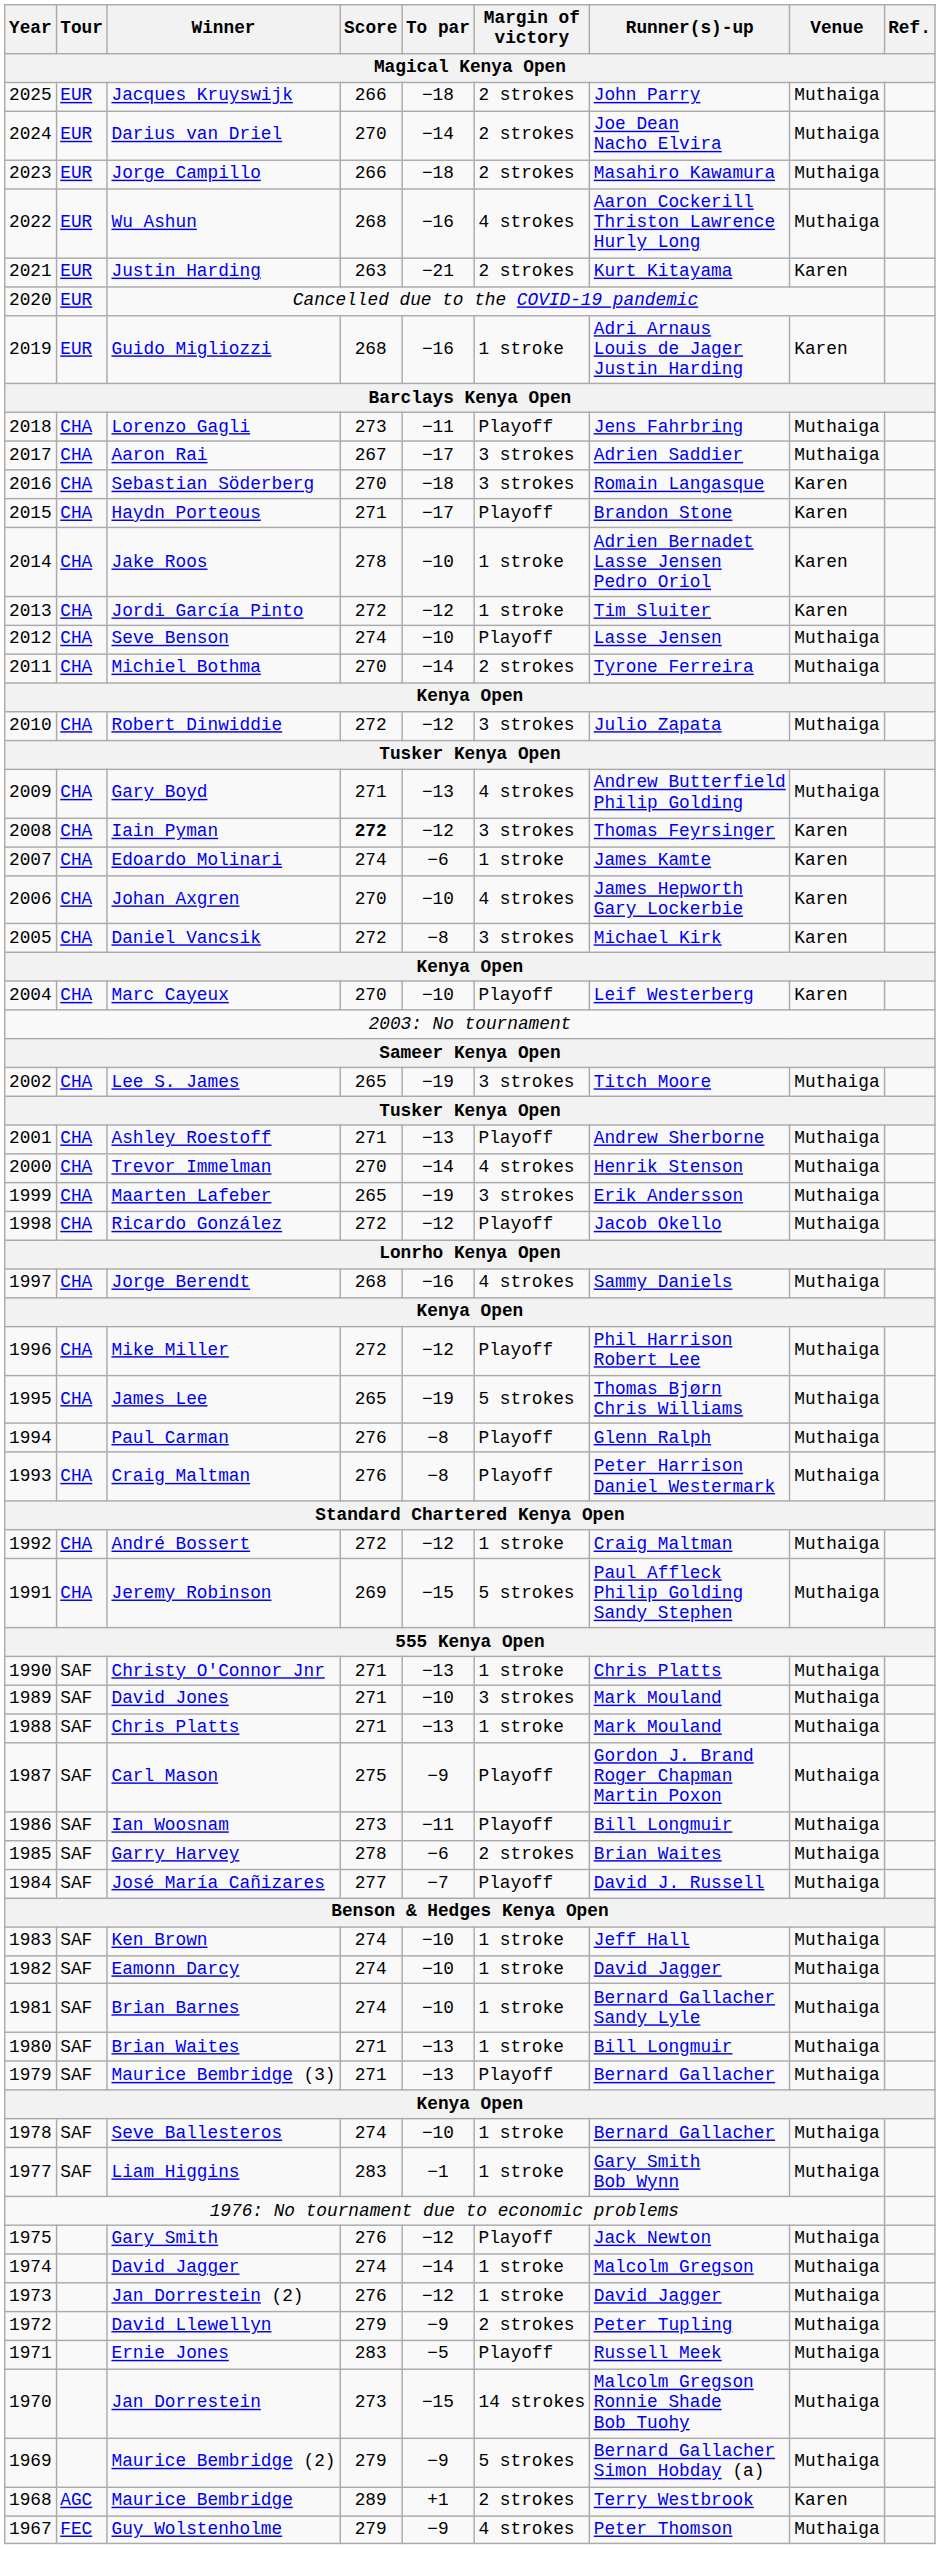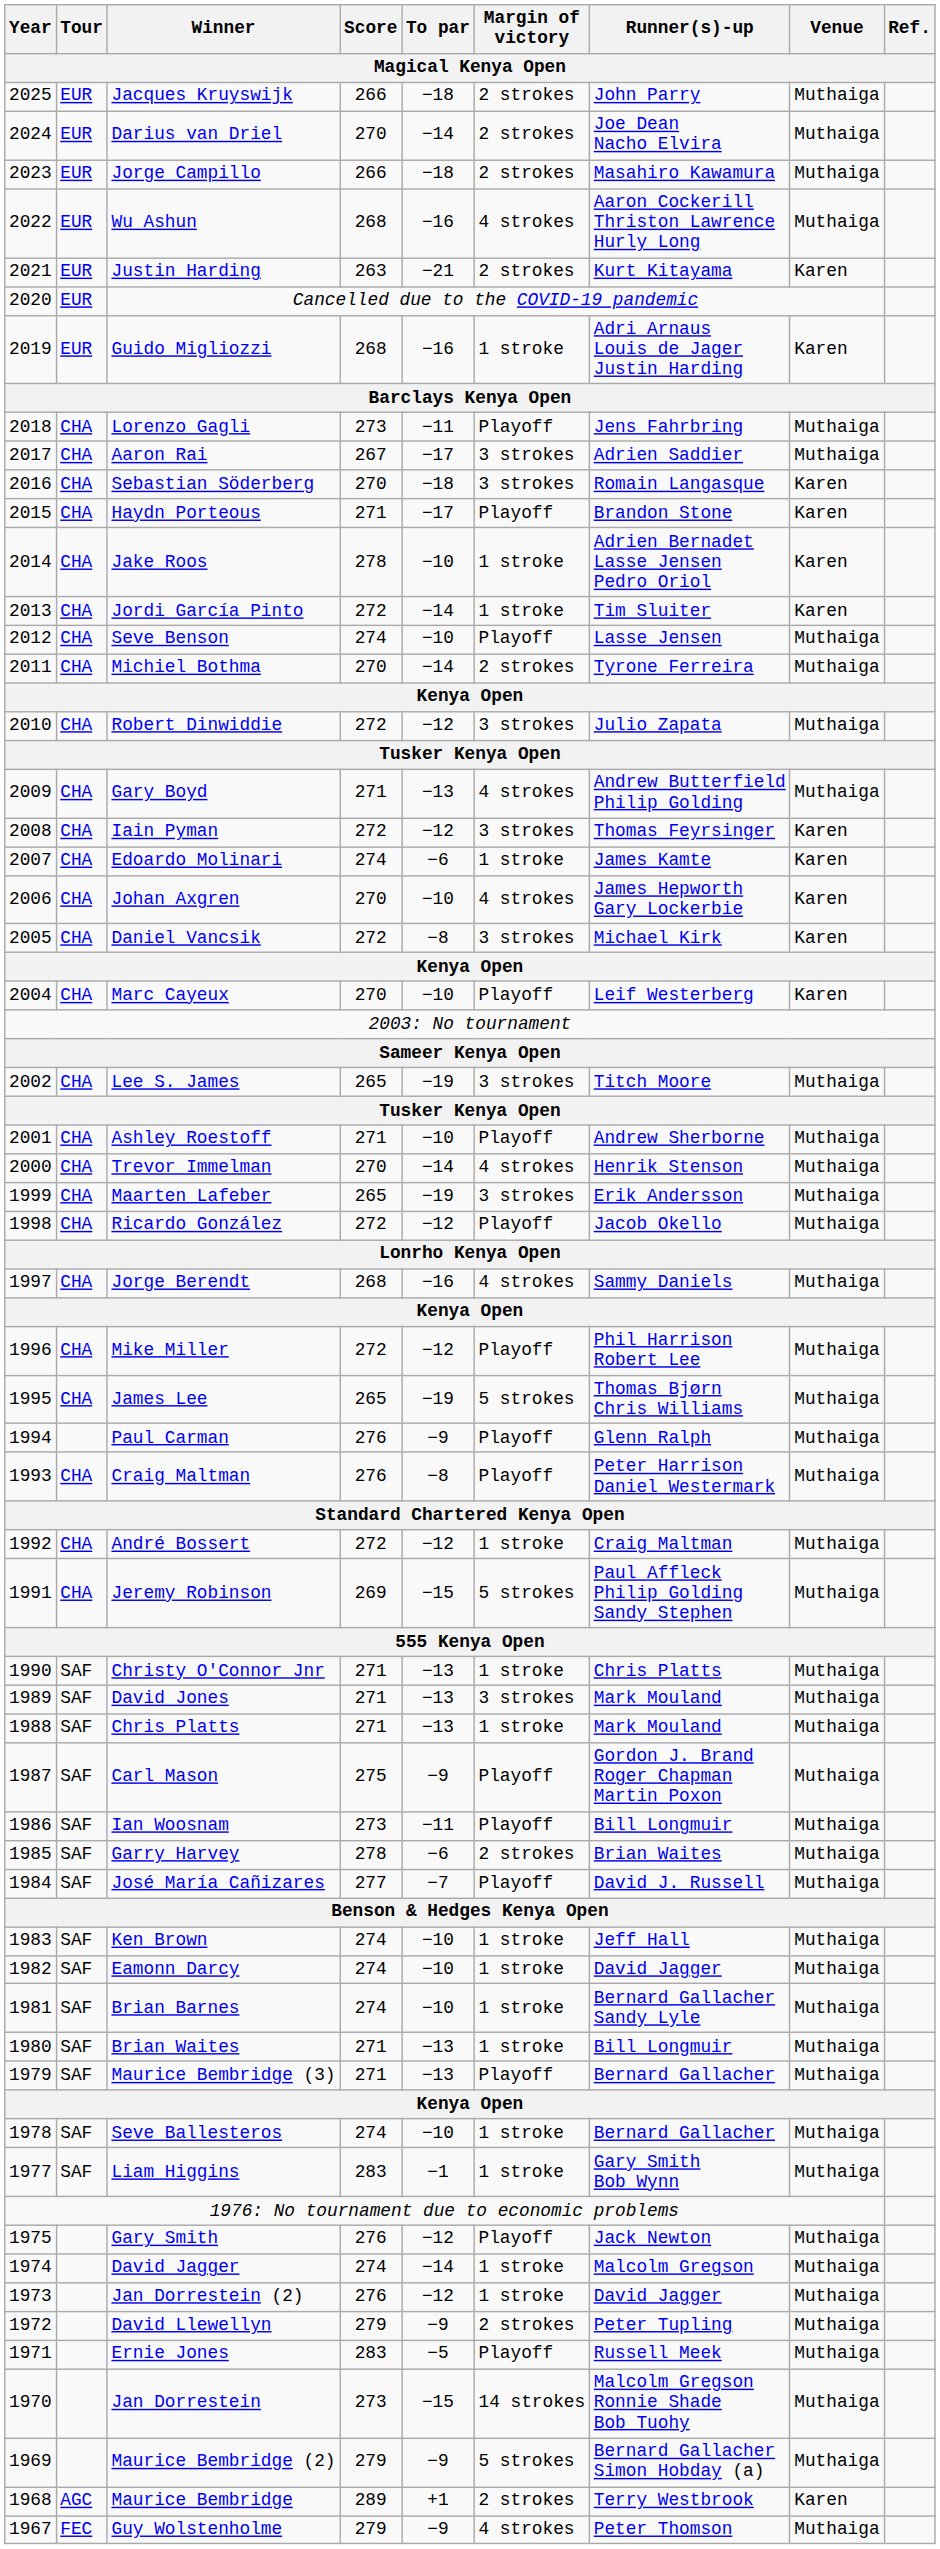(438, 611) −12 -> (438, 611) −14
(371, 832) bold -> (371, 832) normal
(438, 1140) −13 -> (438, 1140) −10
(438, 1438) −8 -> (438, 1438) −9
(438, 1700) −10 -> (438, 1700) −13
